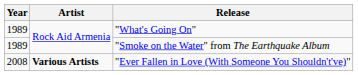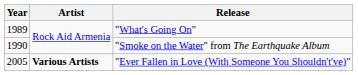(17, 45) 1989 -> (17, 45) 1990
(17, 62) 2008 -> (17, 62) 2005
